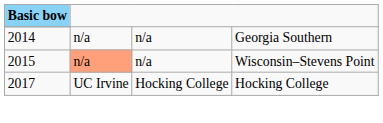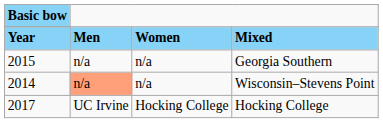+ row: (254, 38)
(21, 38) 2014 -> (21, 60) 2015
(21, 60) 2015 -> (21, 83) 2014
